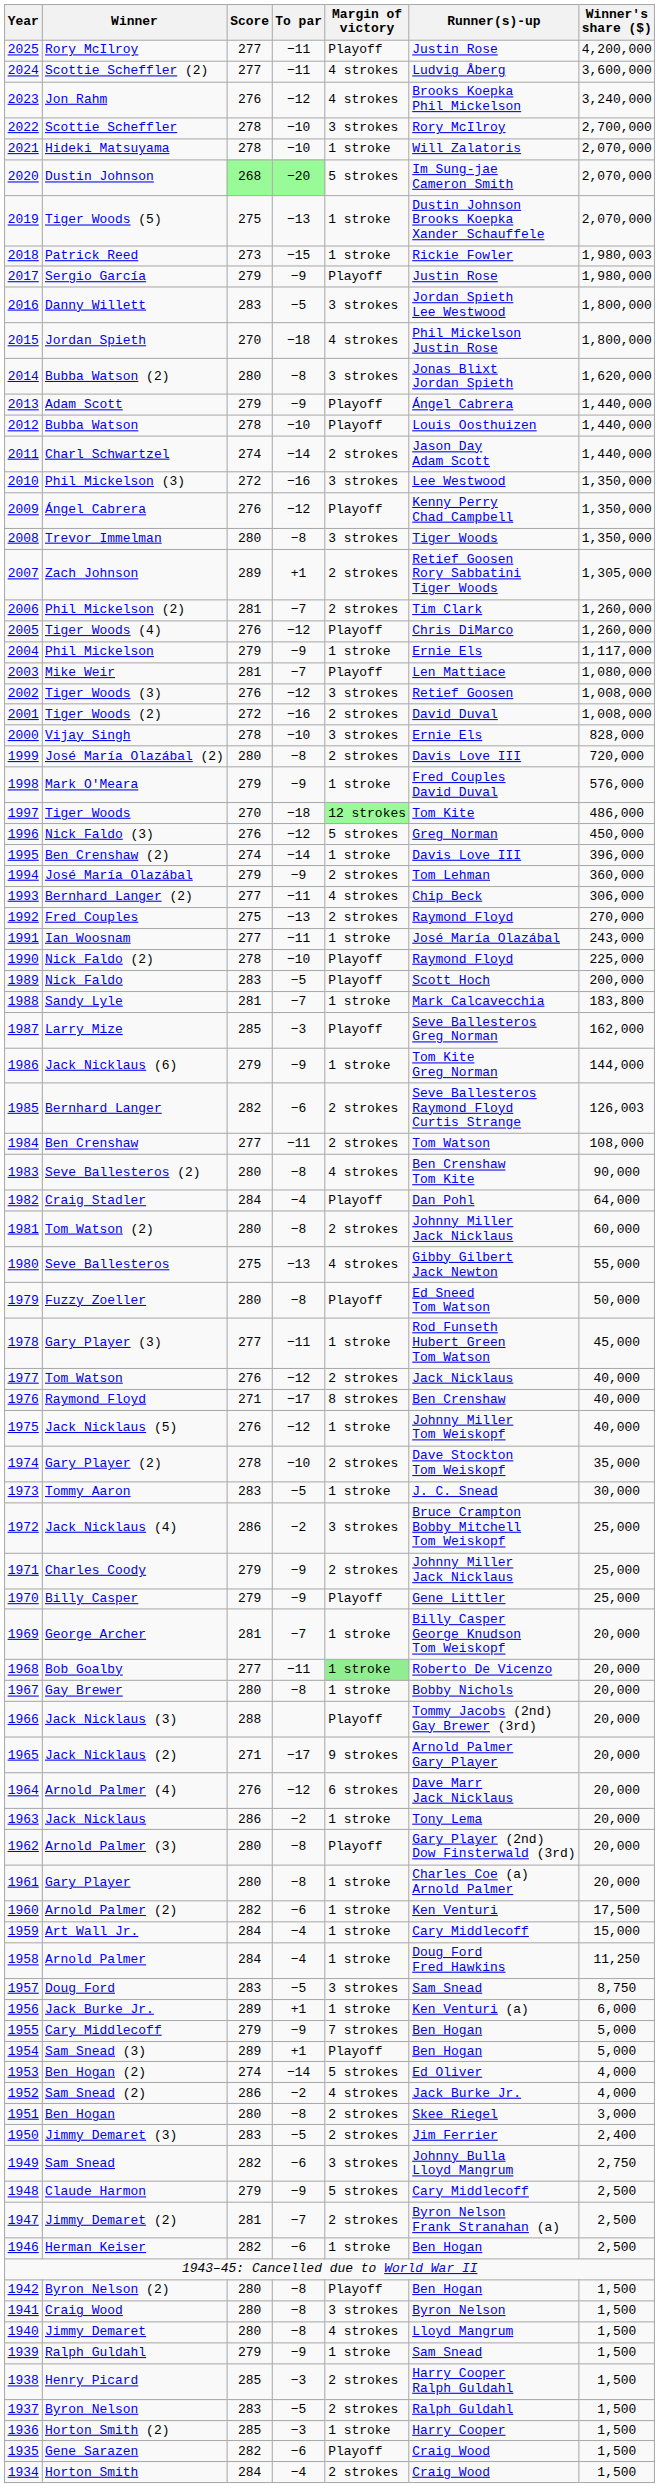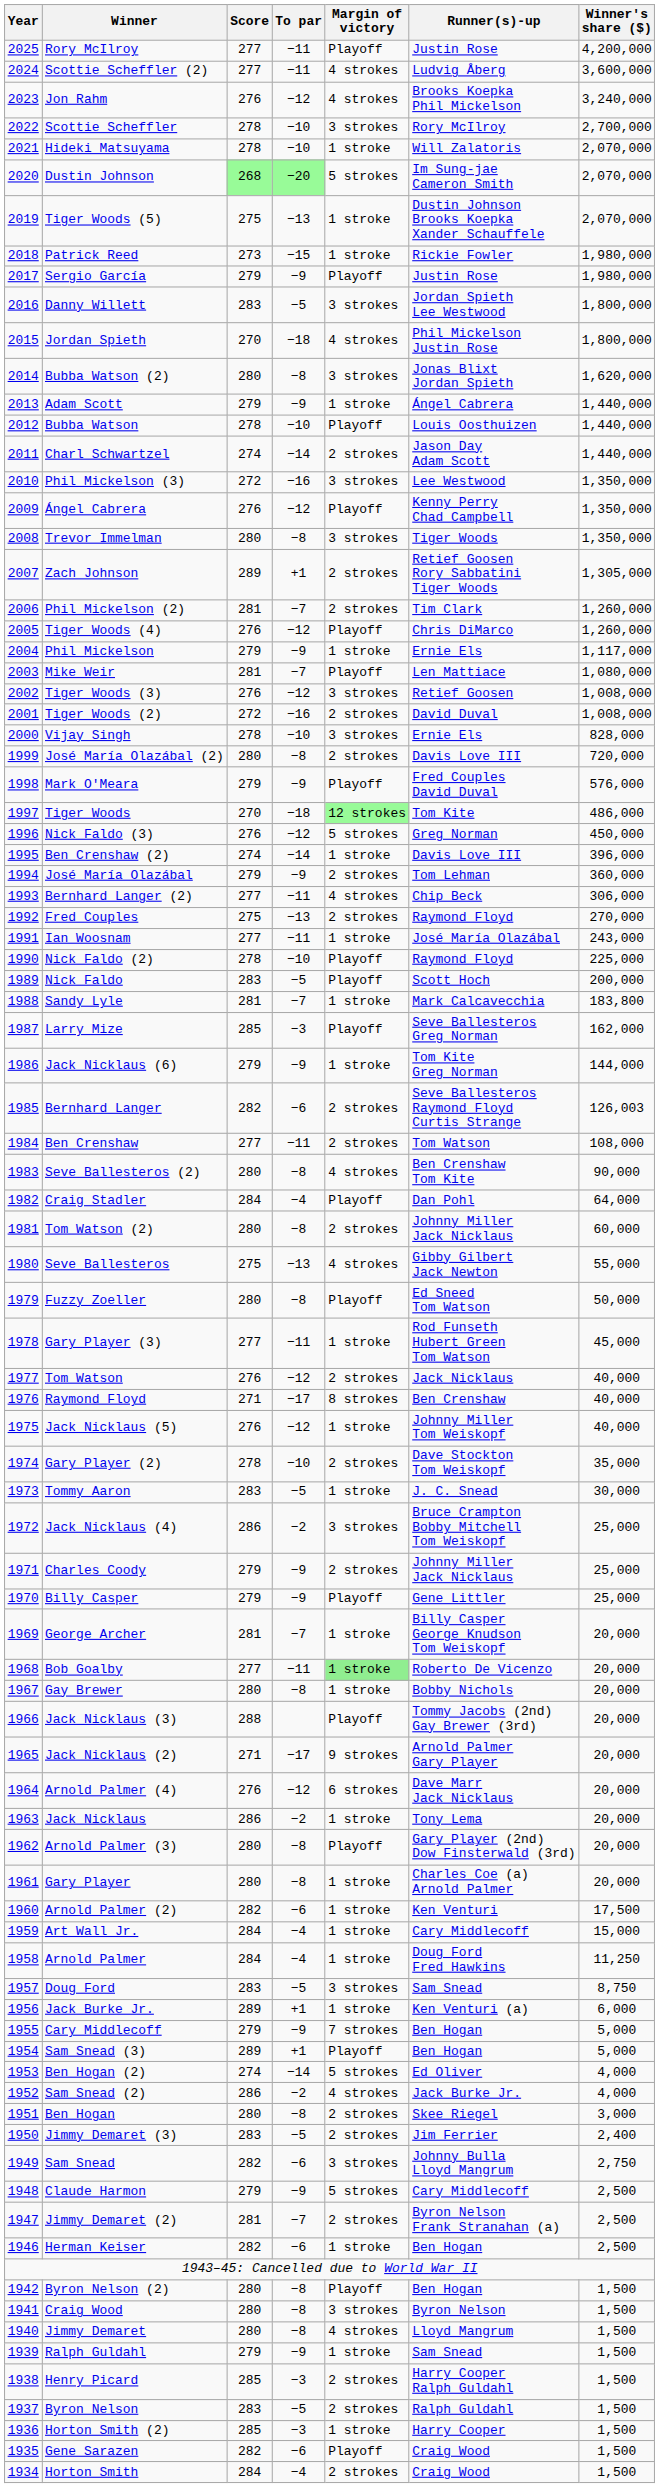(617, 256) 1,980,003 -> (617, 256) 1,980,000
(355, 405) Playoff -> (359, 405) 1 stroke
(359, 785) 1 stroke -> (355, 785) Playoff
